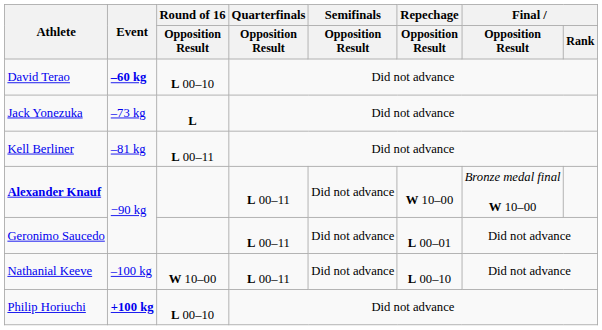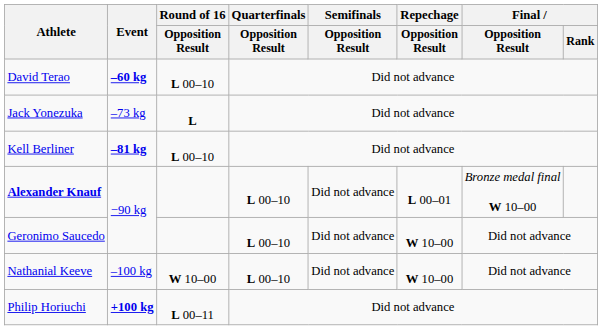(128, 149) normal -> (129, 149) bold
(193, 156) L 00–11 -> (193, 156) L 00–10
(268, 200) L 00–11 -> (268, 200) L 00–10
(429, 200) W 10–00 -> (429, 200) L 00–01
(268, 243) L 00–11 -> (268, 243) L 00–10
(429, 243) L 00–01 -> (429, 243) W 10–00
(268, 279) L 00–11 -> (268, 279) L 00–10
(429, 279) L 00–10 -> (429, 279) W 10–00
(193, 315) L 00–10 -> (193, 315) L 00–11
